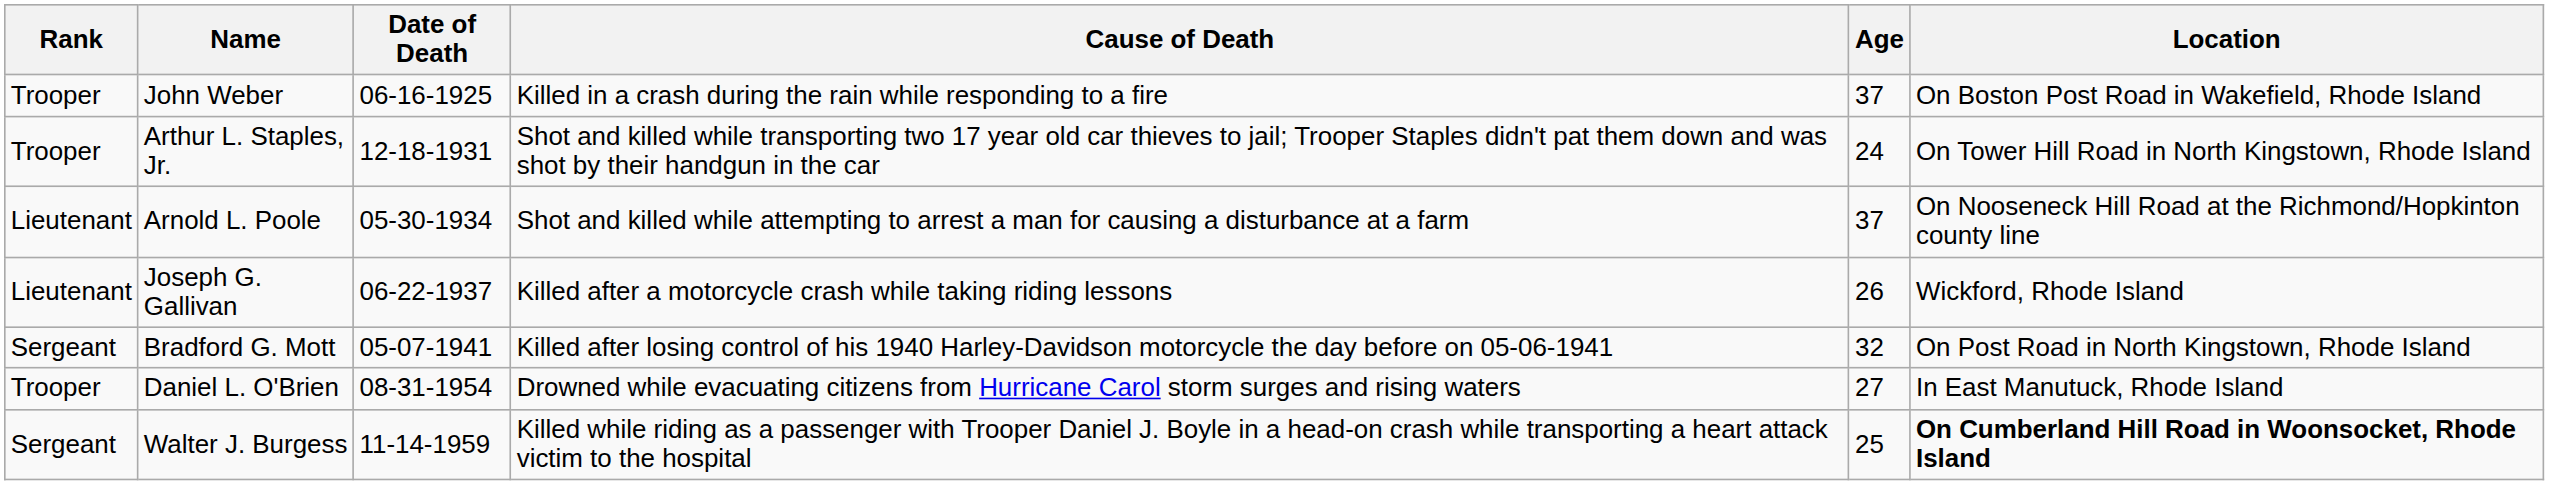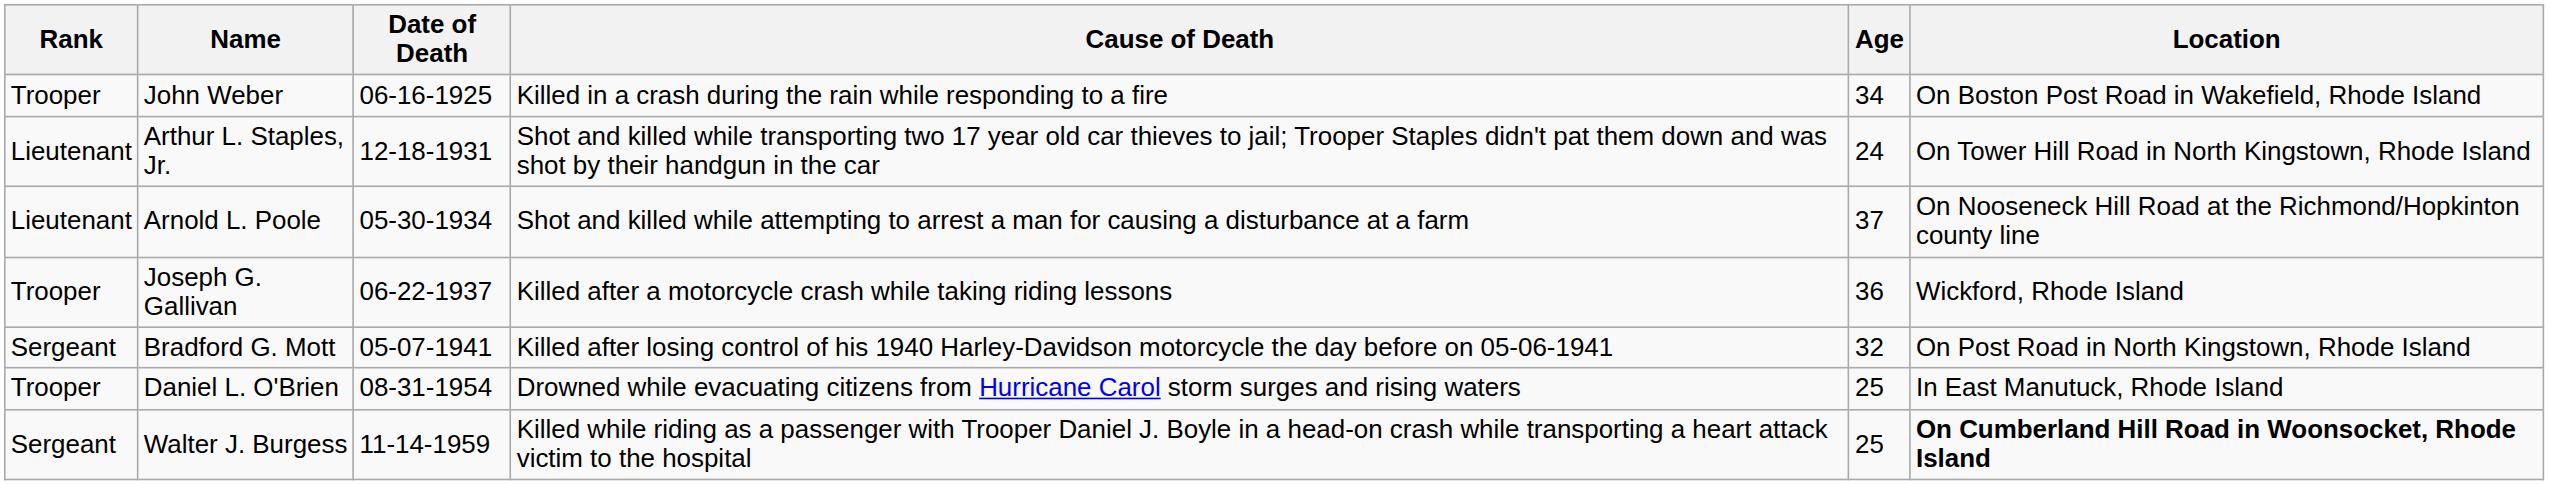(1869, 95) 37 -> (1869, 95) 34
(56, 151) Trooper -> (71, 151) Lieutenant
(71, 291) Lieutenant -> (56, 291) Trooper
(1869, 291) 26 -> (1869, 291) 36
(1869, 388) 27 -> (1869, 388) 25
